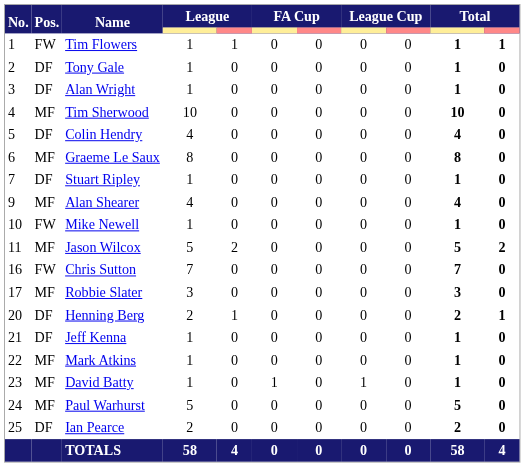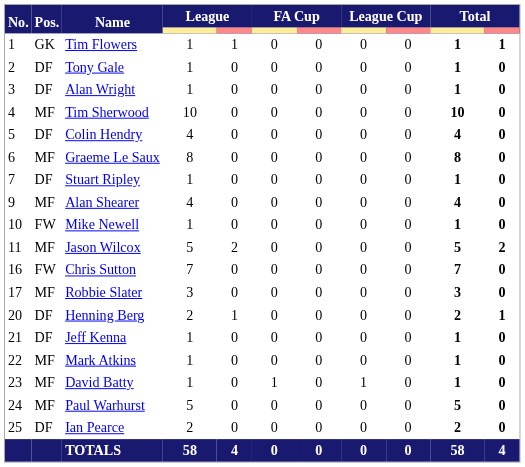(45, 44) FW -> (45, 44) GK
